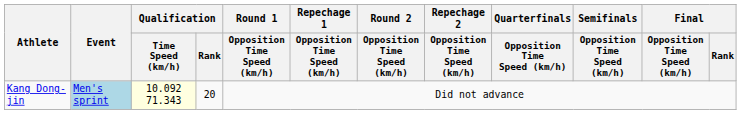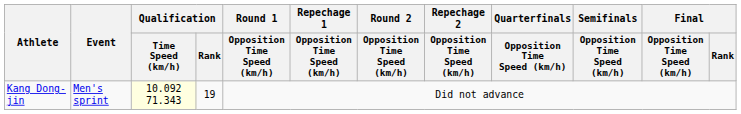(91, 95) lightblue background -> (91, 95) no background
(210, 95) 20 -> (210, 95) 19
